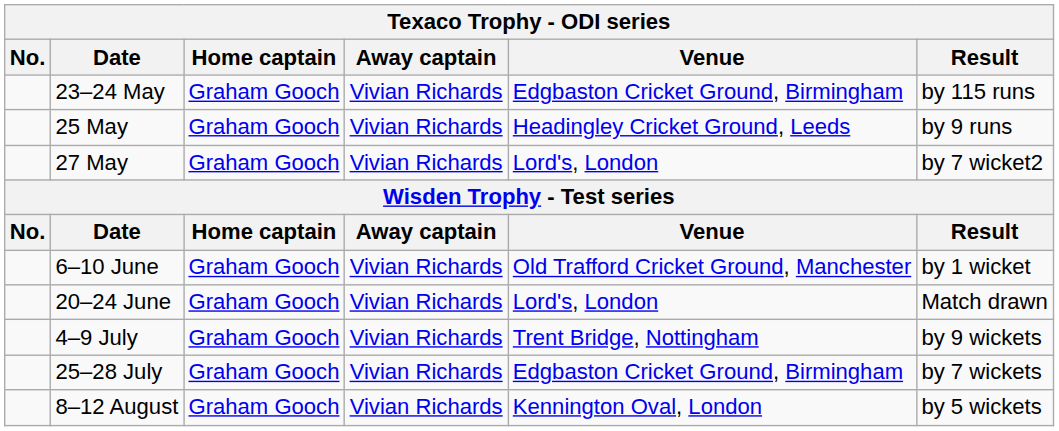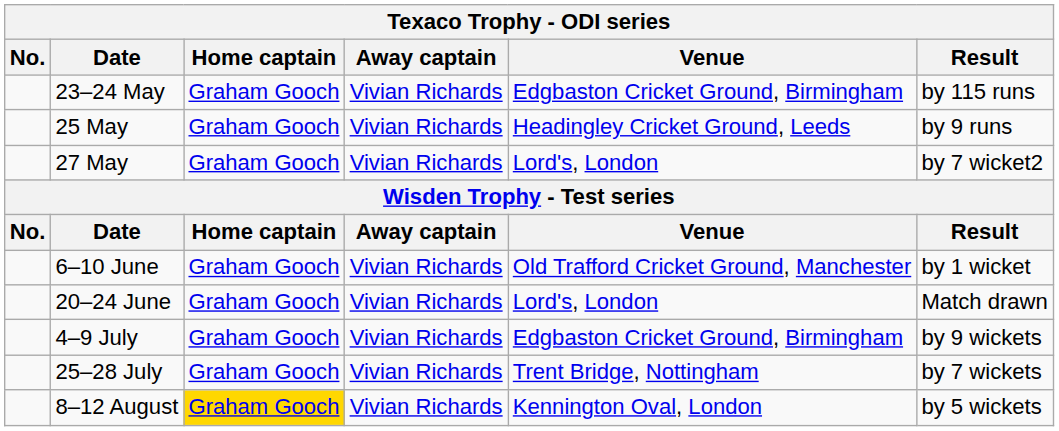(636, 337) Trent Bridge, Nottingham -> (708, 337) Edgbaston Cricket Ground, Birmingham
(708, 372) Edgbaston Cricket Ground, Birmingham -> (636, 372) Trent Bridge, Nottingham
(264, 407) no background -> (264, 407) gold background
